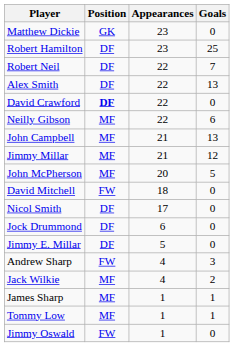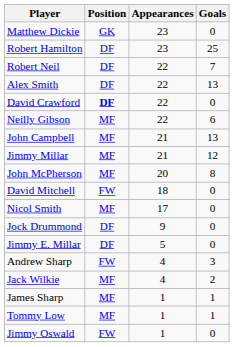(213, 173) 5 -> (213, 173) 8
(107, 208) DF -> (107, 208) MF
(163, 226) 6 -> (163, 226) 9
